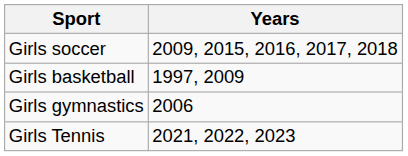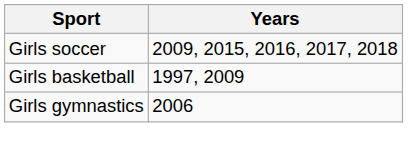- row: (57, 135)
